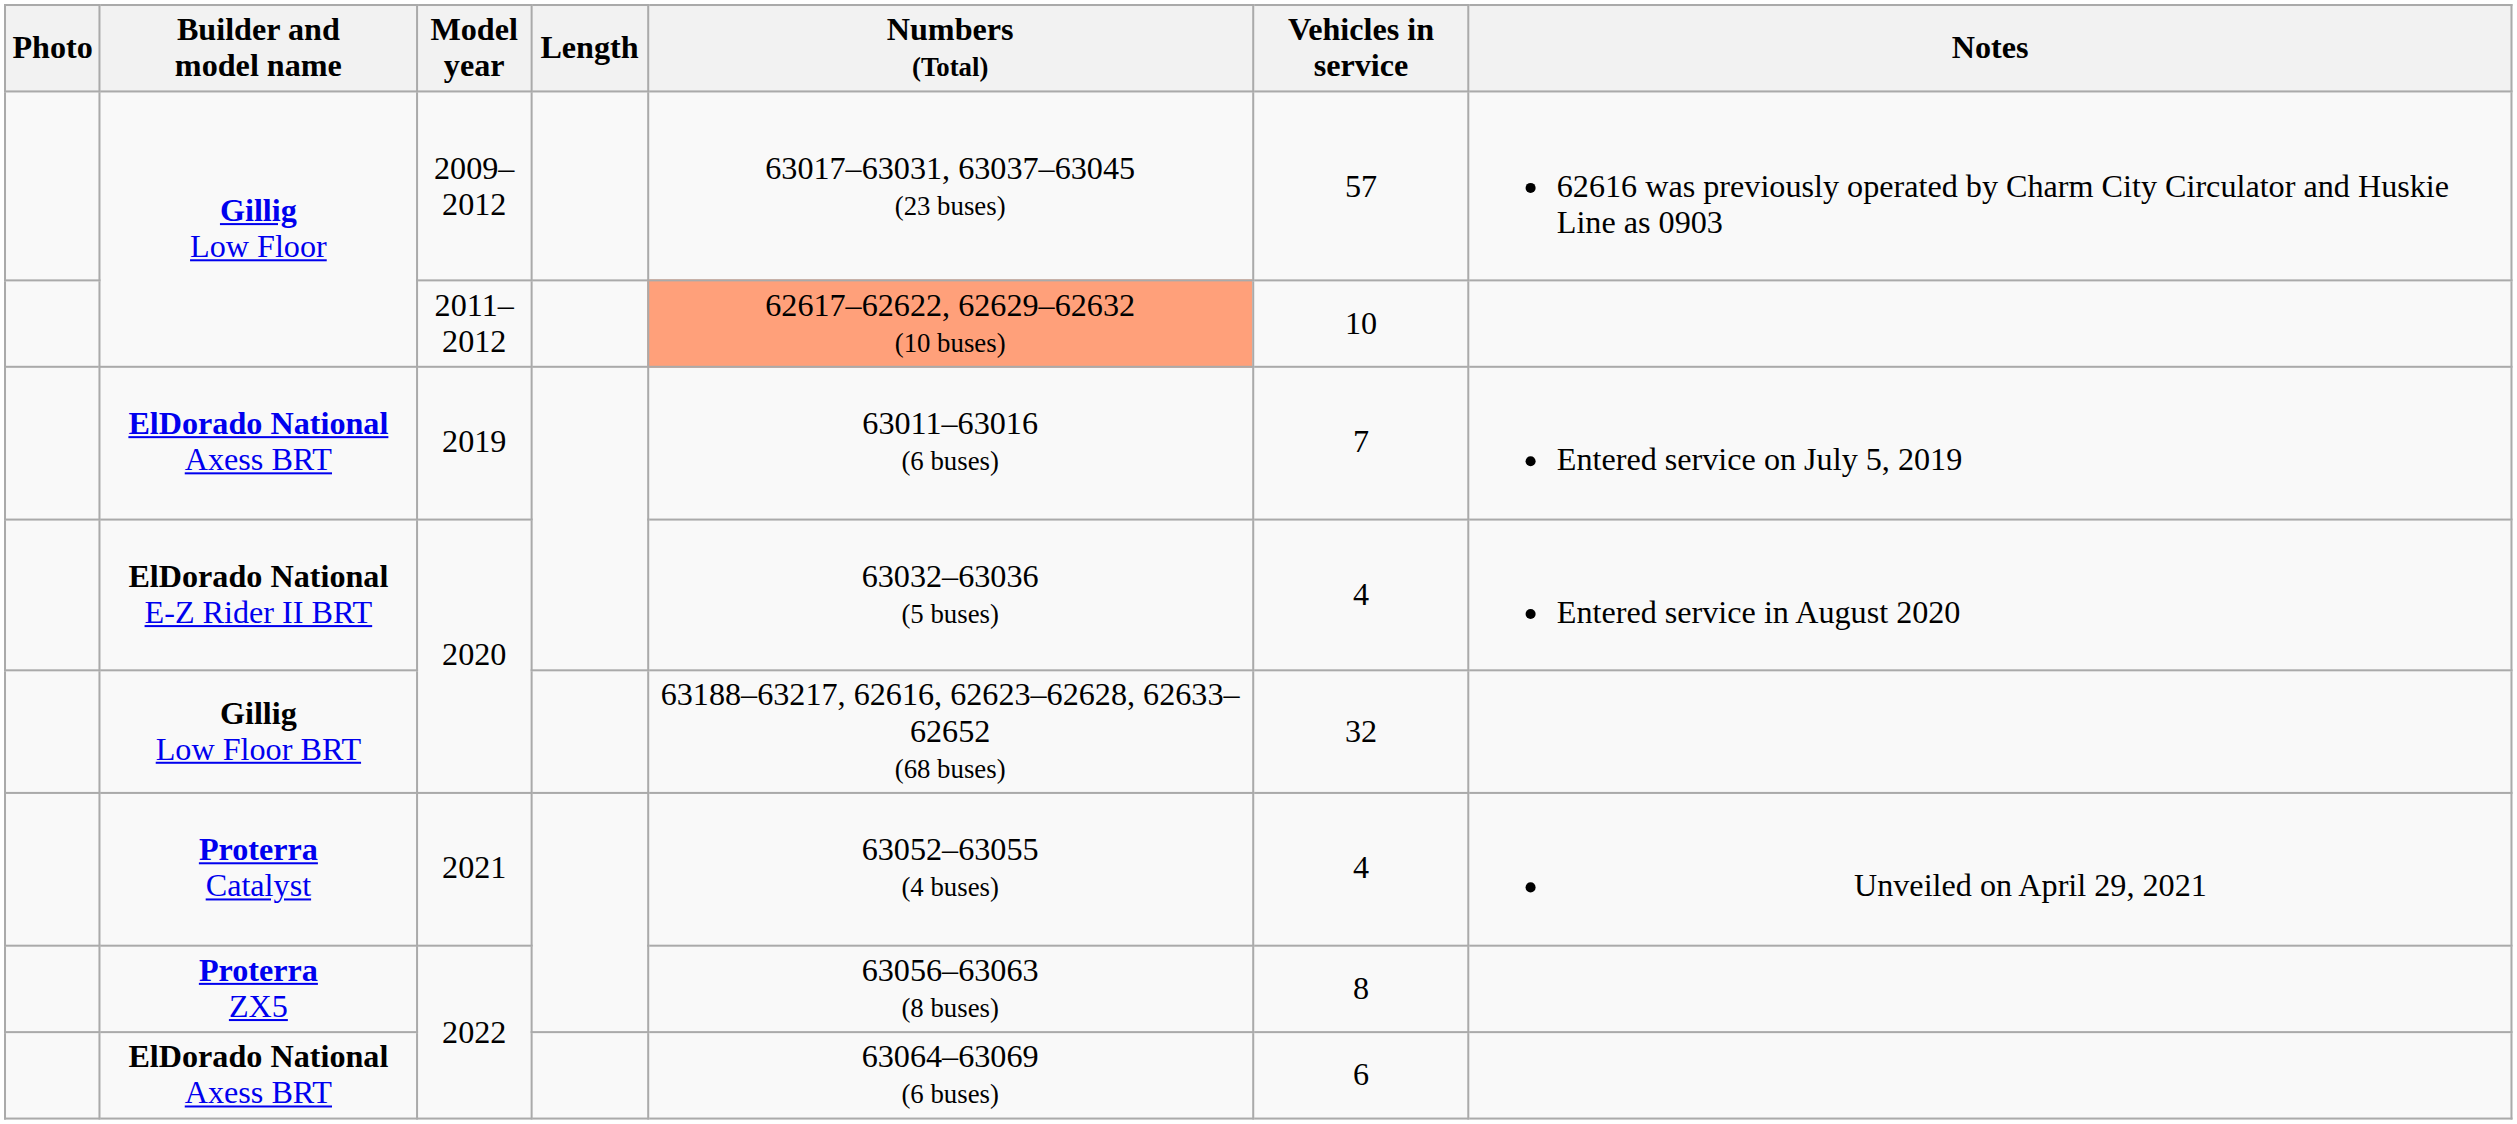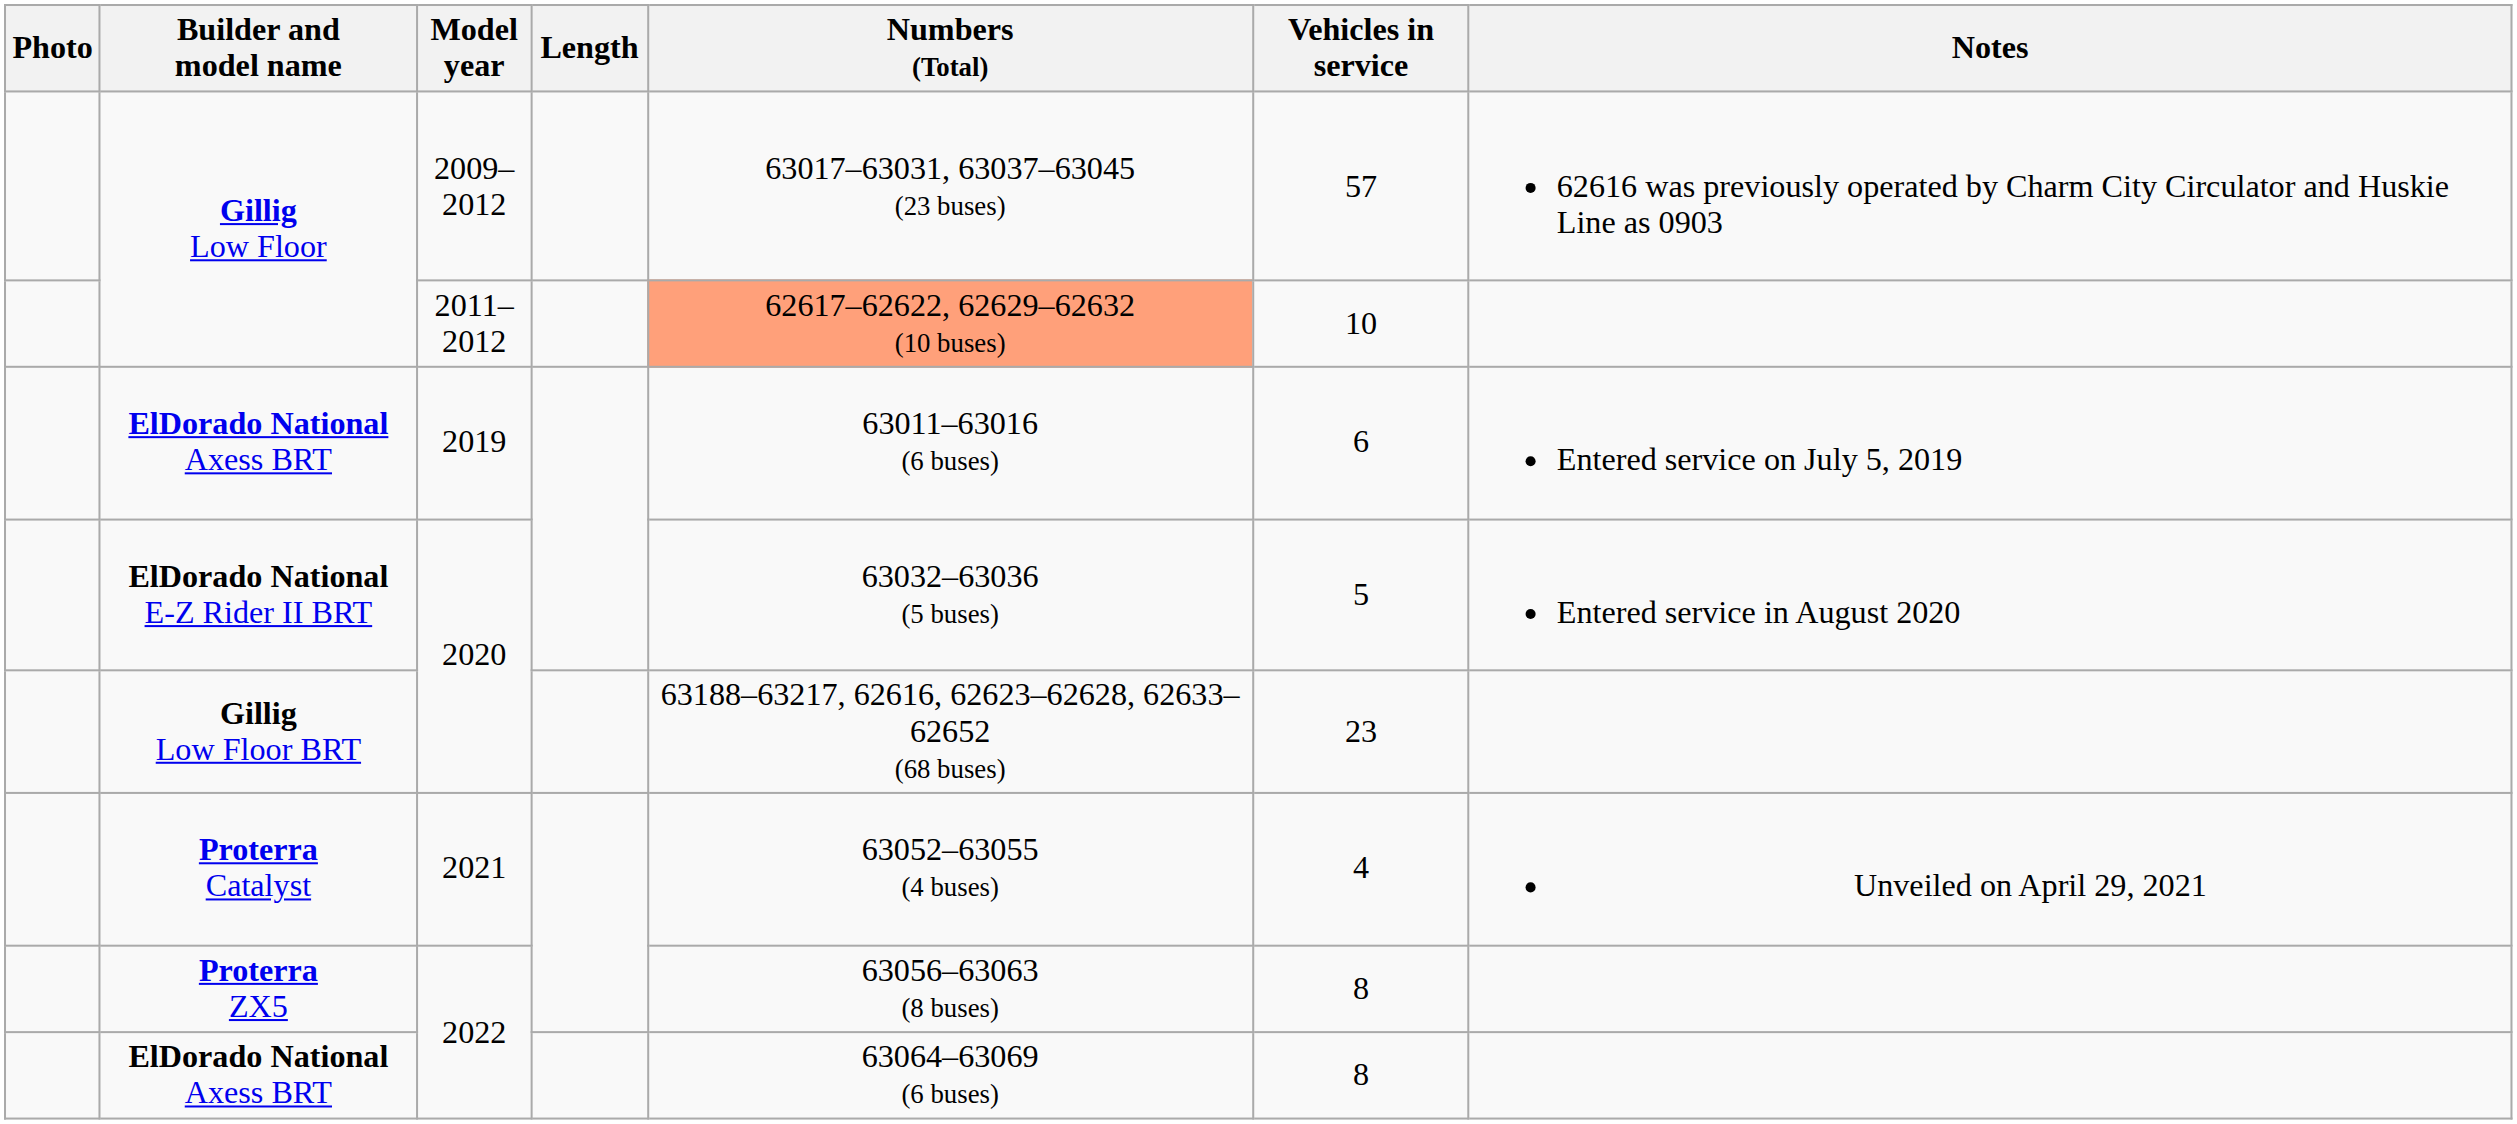(1361, 442) 7 -> (1361, 442) 6
(1361, 593) 4 -> (1361, 593) 5
(1361, 731) 32 -> (1361, 731) 23
(1361, 1075) 6 -> (1361, 1075) 8
